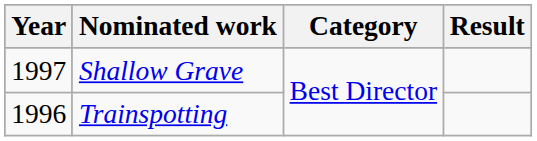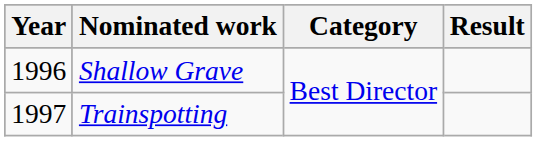(39, 69) 1997 -> (39, 69) 1996
(39, 113) 1996 -> (39, 113) 1997
